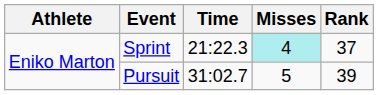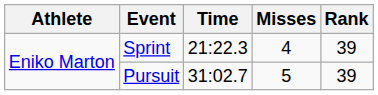(286, 48) paleturquoise background -> (286, 48) no background
(347, 48) 37 -> (347, 48) 39
